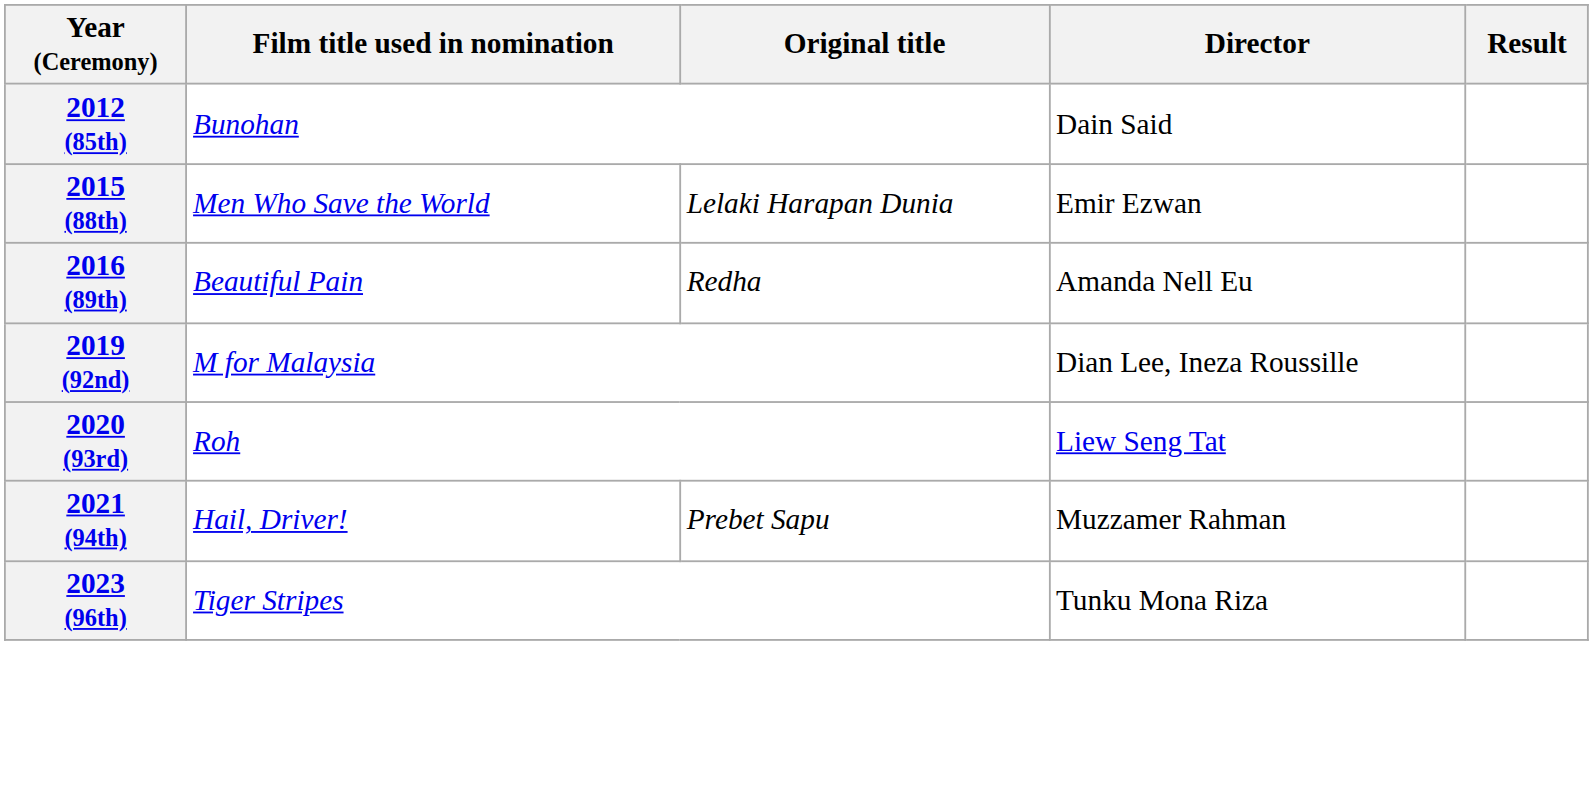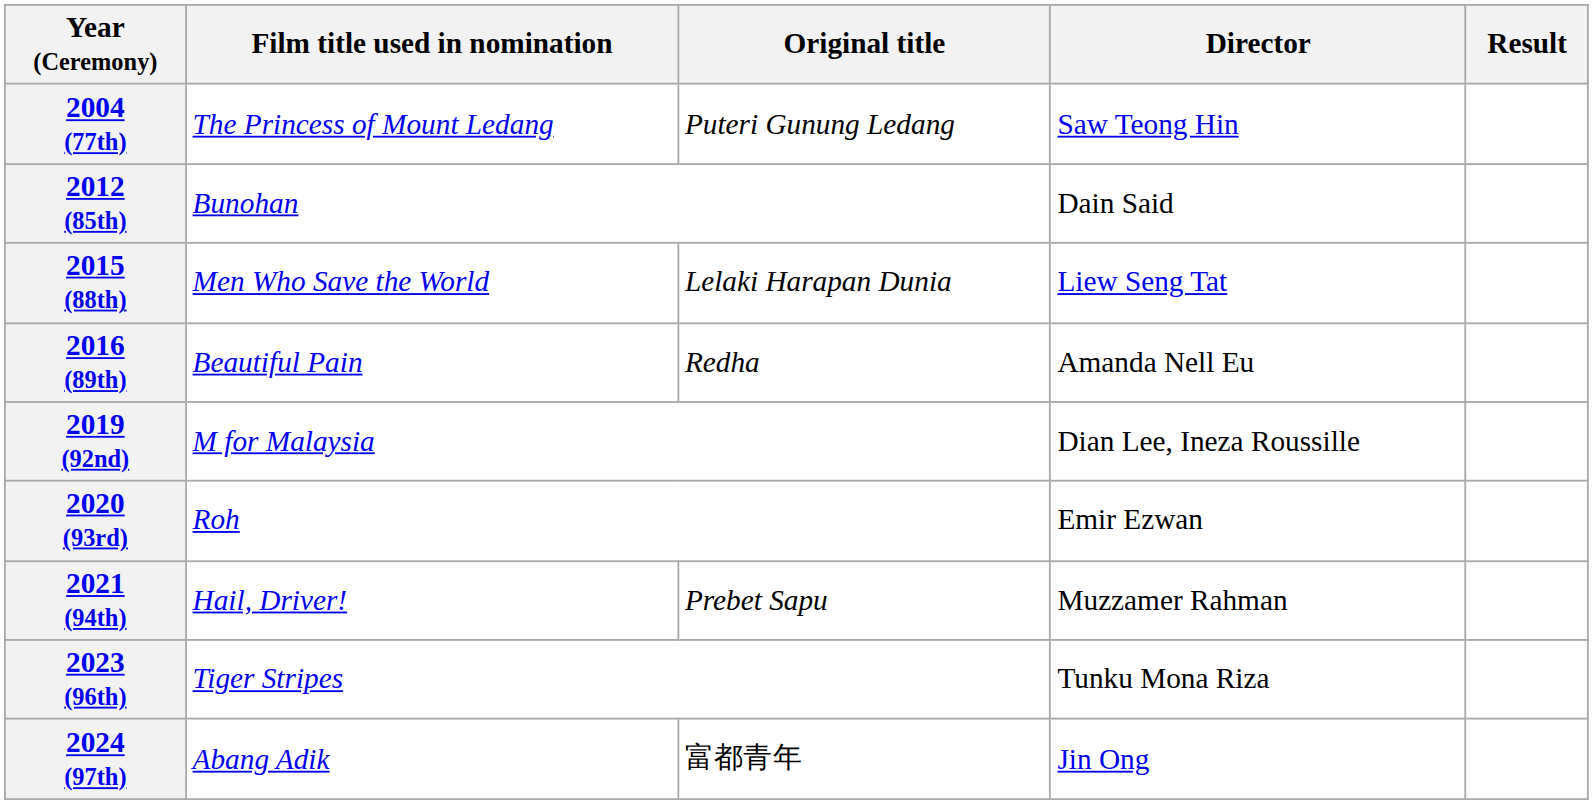+ row: (95, 123)
(1129, 202) Emir Ezwan -> (1142, 282) Liew Seng Tat
(1141, 441) Liew Seng Tat -> (1130, 520) Emir Ezwan
+ row: (95, 758)
